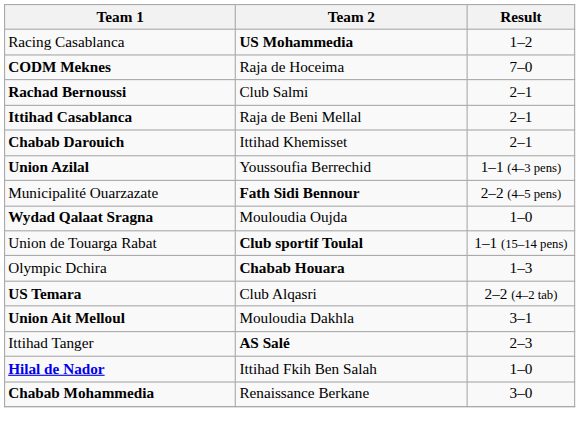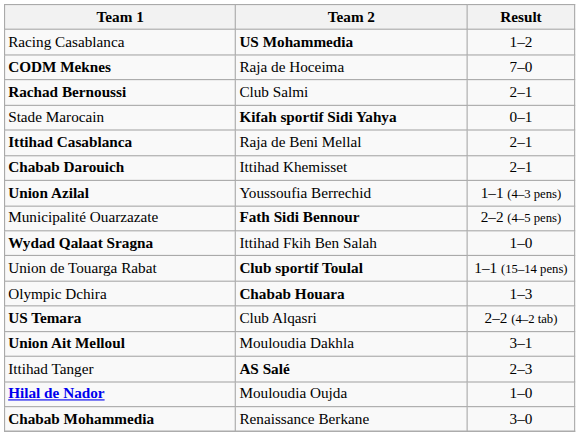+ row: (56, 117)
(293, 217) Mouloudia Oujda -> (308, 242) Ittihad Fkih Ben Salah
(308, 368) Ittihad Fkih Ben Salah -> (293, 393) Mouloudia Oujda
